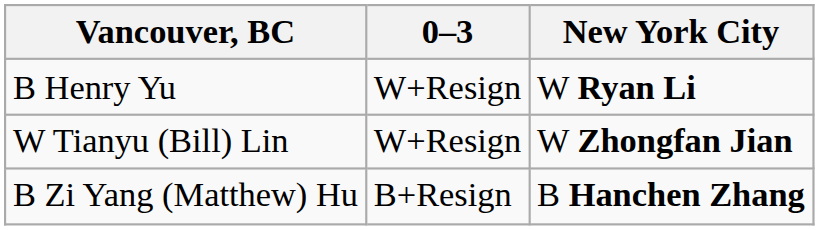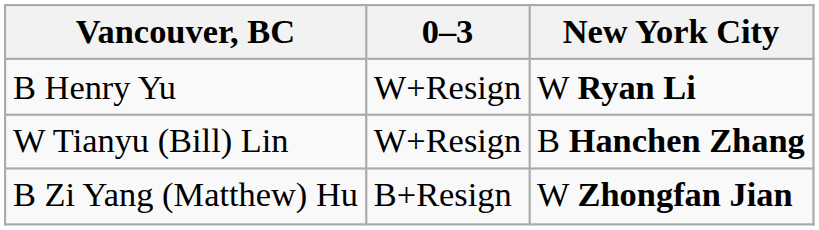(665, 140) W Zhongfan Jian -> (671, 140) B Hanchen Zhang
(671, 195) B Hanchen Zhang -> (665, 195) W Zhongfan Jian
